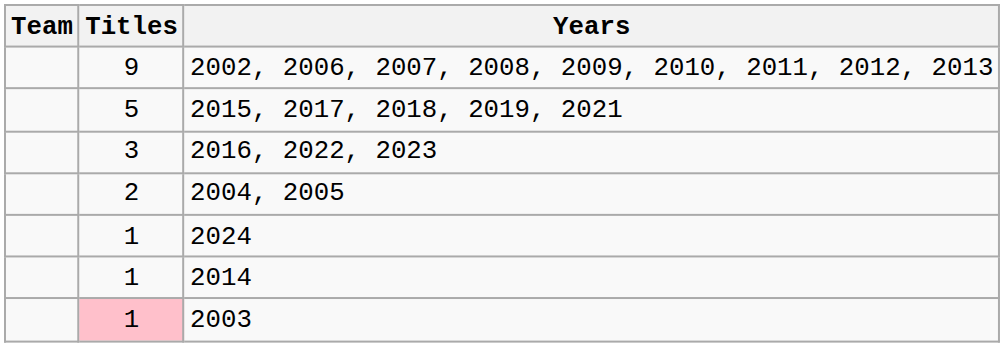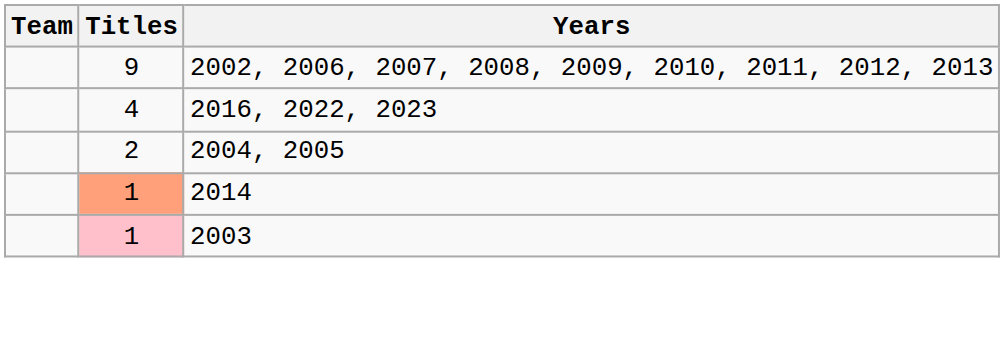- row: (406, 110)
(132, 152) 3 -> (132, 110) 4
- row: (221, 236)
(132, 278) no background -> (132, 194) lightsalmon background
